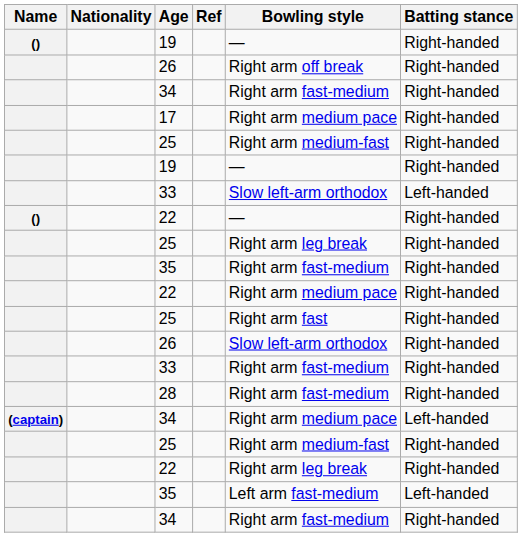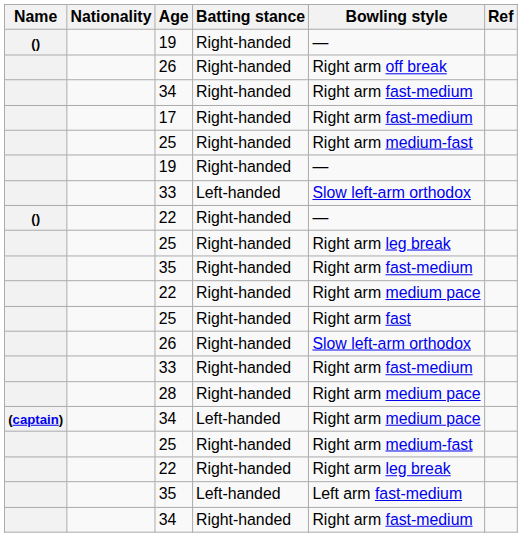columns swapped: (459, 17) <-> (209, 17)
(313, 117) Right arm medium pace -> (393, 117) Right arm fast-medium
(309, 393) Right arm fast-medium -> (397, 393) Right arm medium pace
